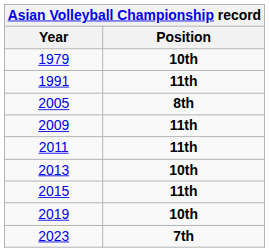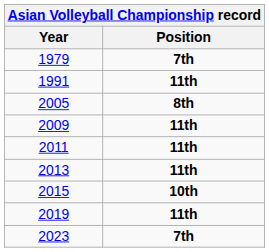(184, 59) 10th -> (184, 59) 7th
(184, 170) 10th -> (184, 170) 11th
(184, 192) 11th -> (184, 192) 10th
(184, 214) 10th -> (184, 214) 11th
